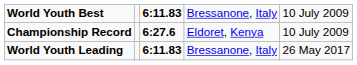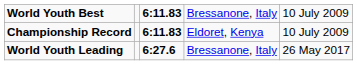(159, 32) 6:27.6 -> (162, 32) 6:11.83
(162, 50) 6:11.83 -> (159, 50) 6:27.6
